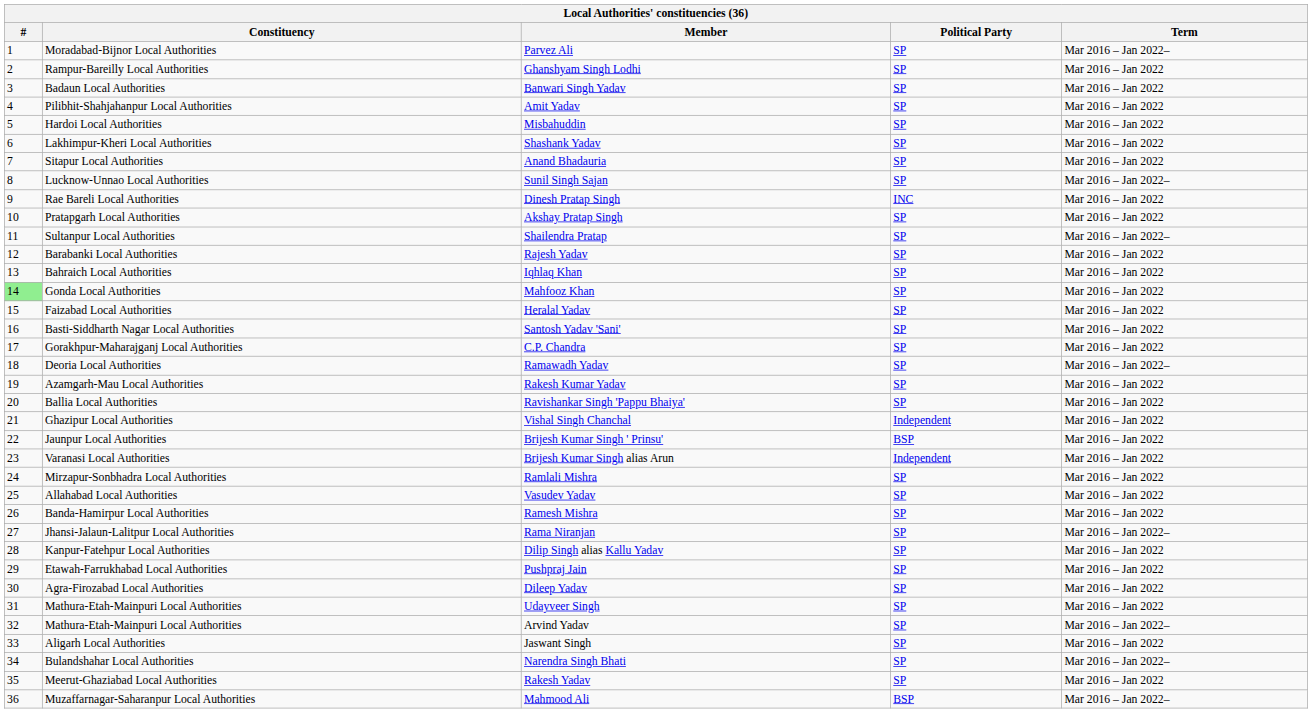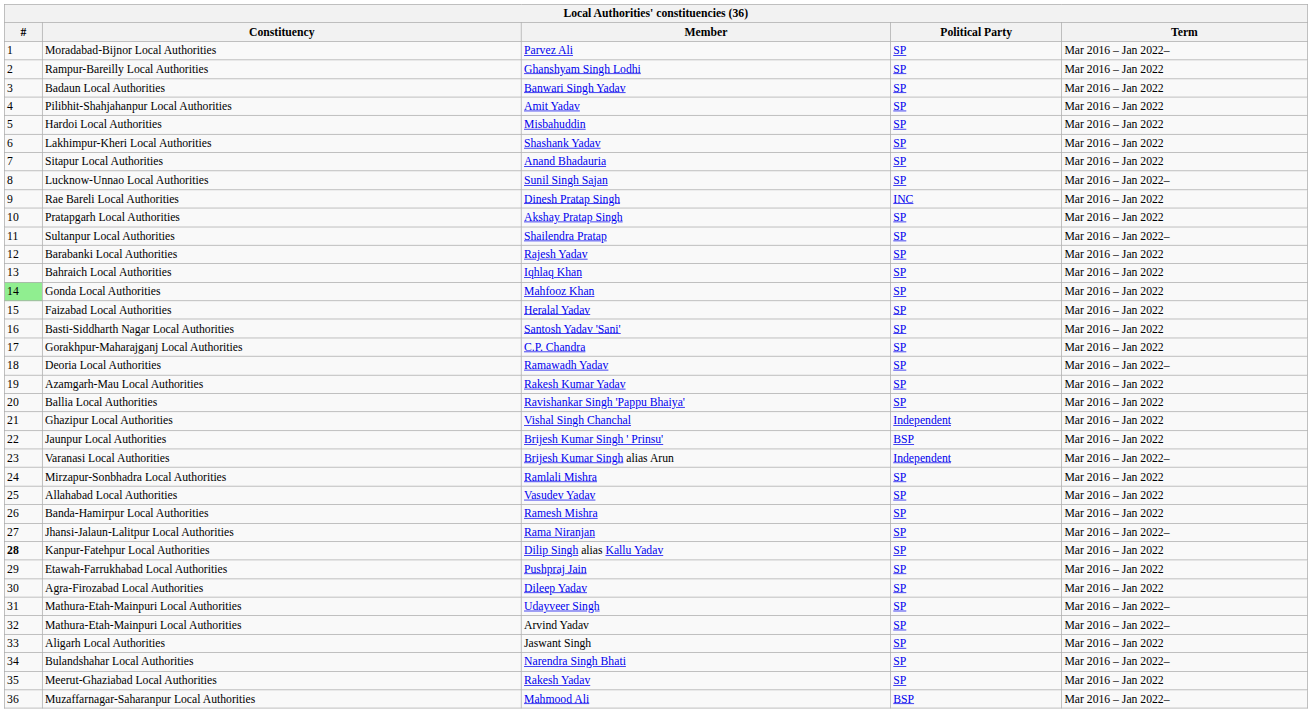(1114, 458) Mar 2016 – Jan 2022 -> (1117, 458) Mar 2016 – Jan 2022–
(13, 550) normal -> (13, 550) bold
(1114, 606) Mar 2016 – Jan 2022 -> (1117, 606) Mar 2016 – Jan 2022–
